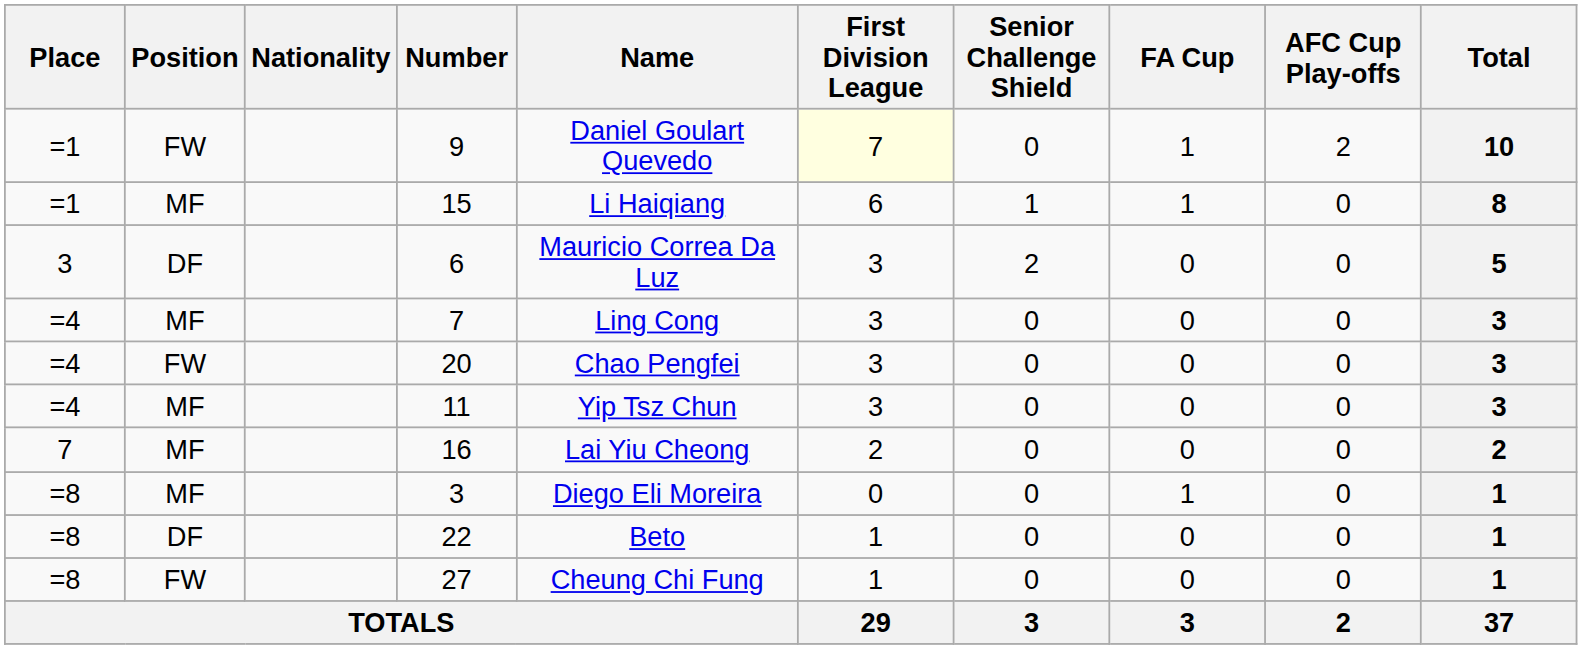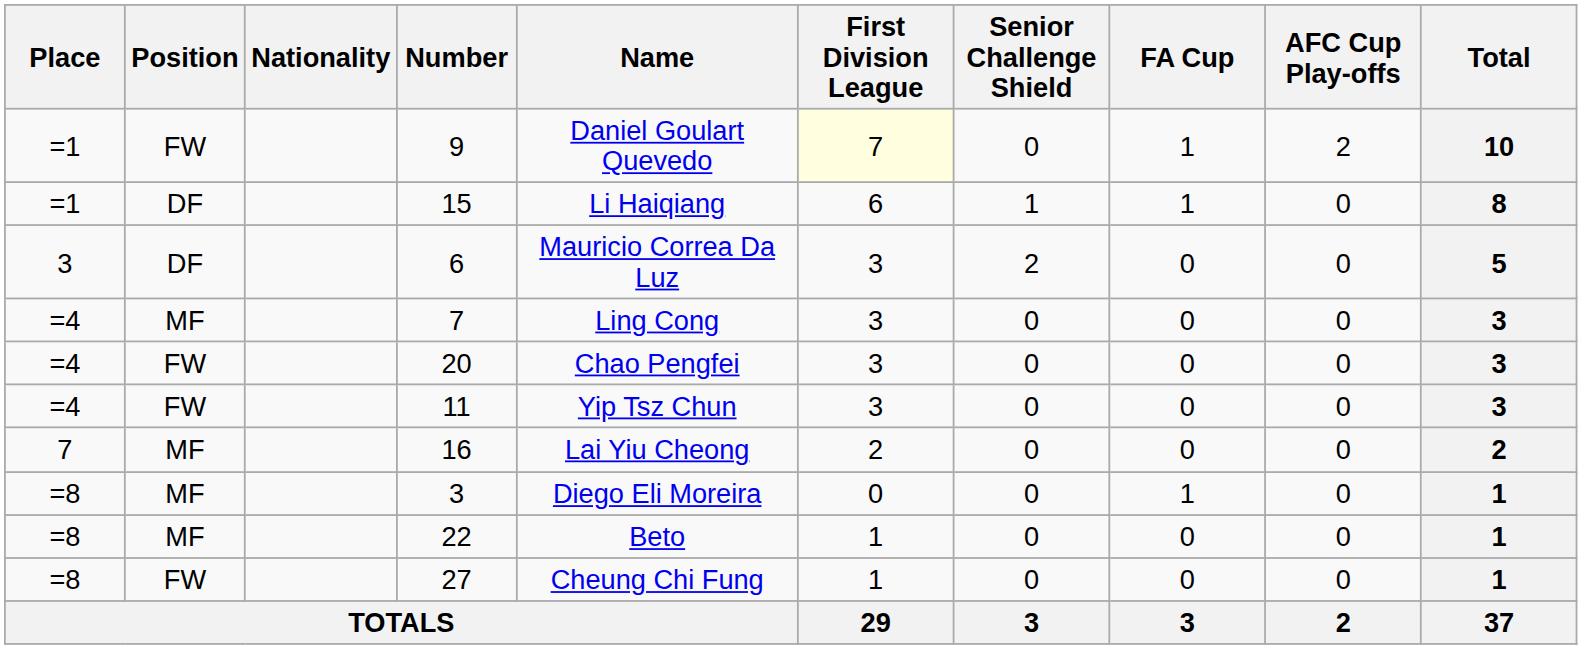(185, 204) MF -> (185, 204) DF
(185, 407) MF -> (185, 407) FW
(185, 536) DF -> (185, 536) MF
